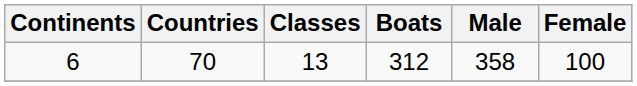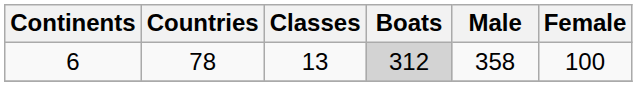(203, 61) 70 -> (203, 61) 78
(409, 61) no background -> (409, 61) lightgrey background
